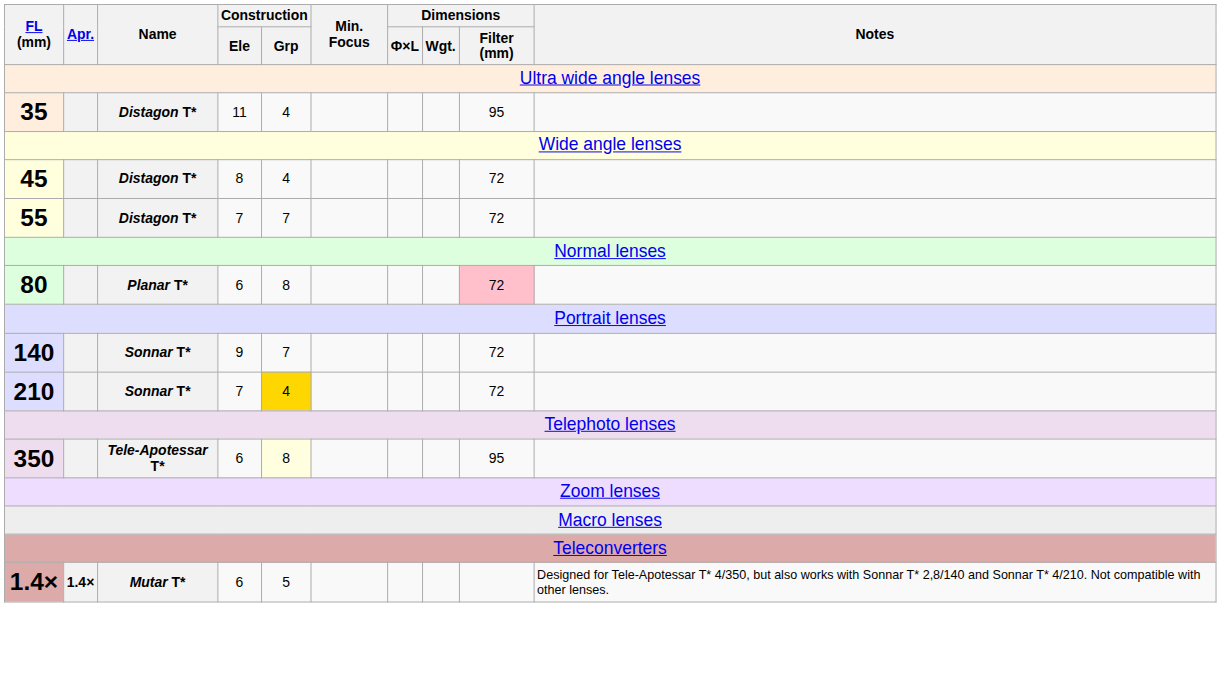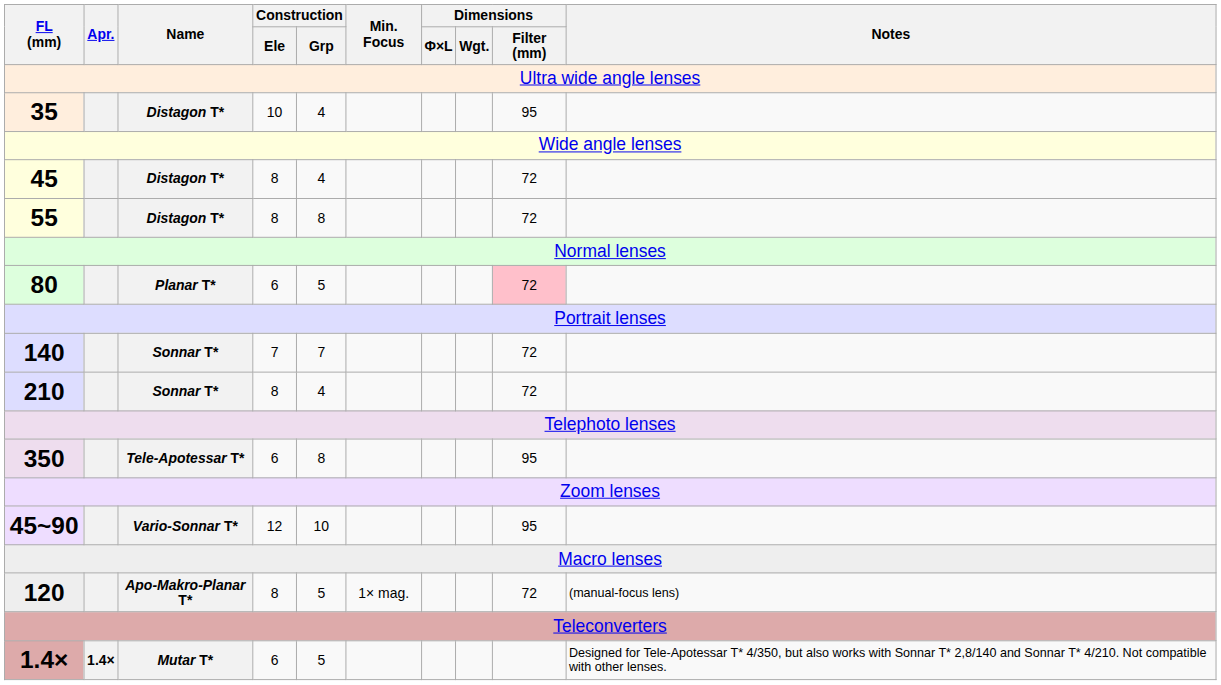(239, 112) 11 -> (275, 112) 10
(239, 218) 7 -> (275, 218) 8
(286, 218) 7 -> (321, 218) 8
(286, 285) 8 -> (321, 285) 5
(239, 353) 9 -> (275, 353) 7
(239, 392) 7 -> (275, 392) 8
(286, 392) gold background -> (321, 392) no background
(286, 459) lightyellow background -> (321, 459) no background
+ row: (44, 525)
+ row: (44, 593)
